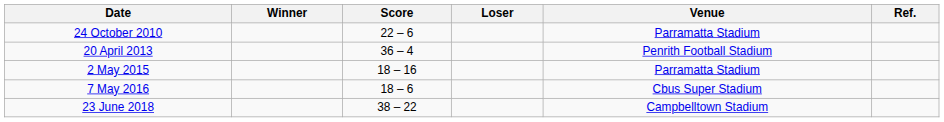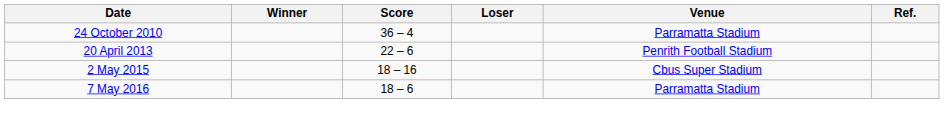(397, 32) 22 – 6 -> (397, 32) 36 – 4
(397, 51) 36 – 4 -> (397, 51) 22 – 6
(707, 70) Parramatta Stadium -> (707, 70) Cbus Super Stadium
(707, 88) Cbus Super Stadium -> (707, 88) Parramatta Stadium
- row: (118, 107)
